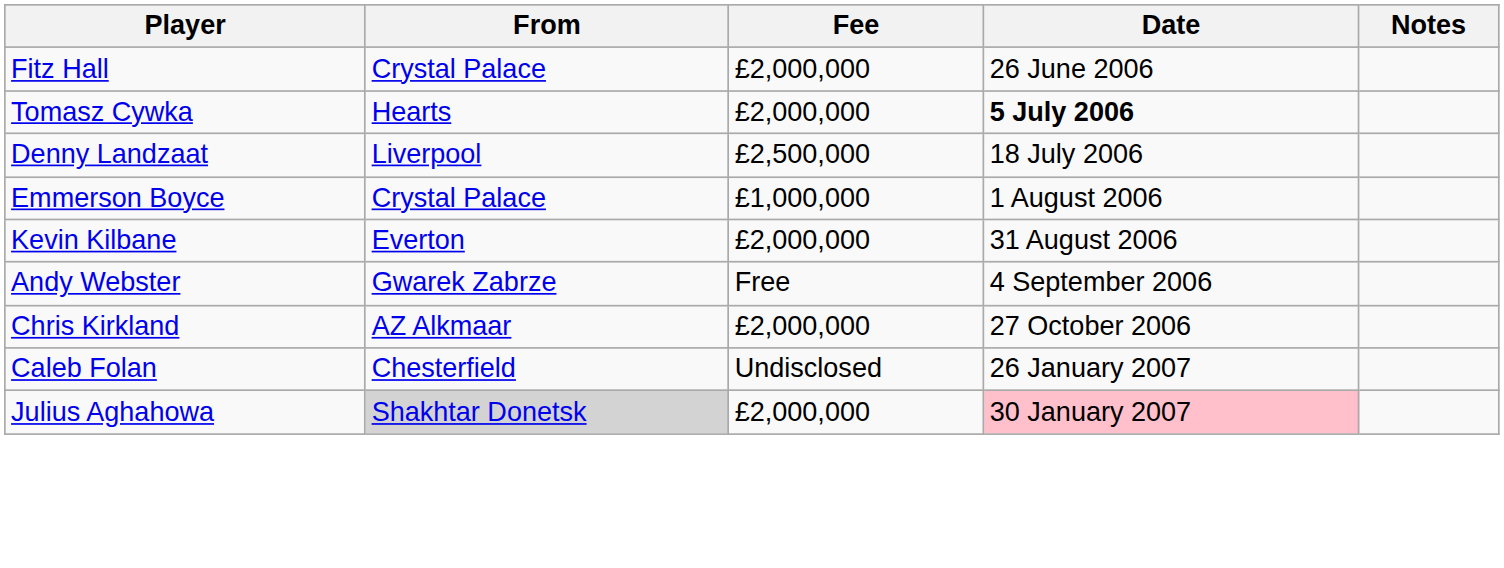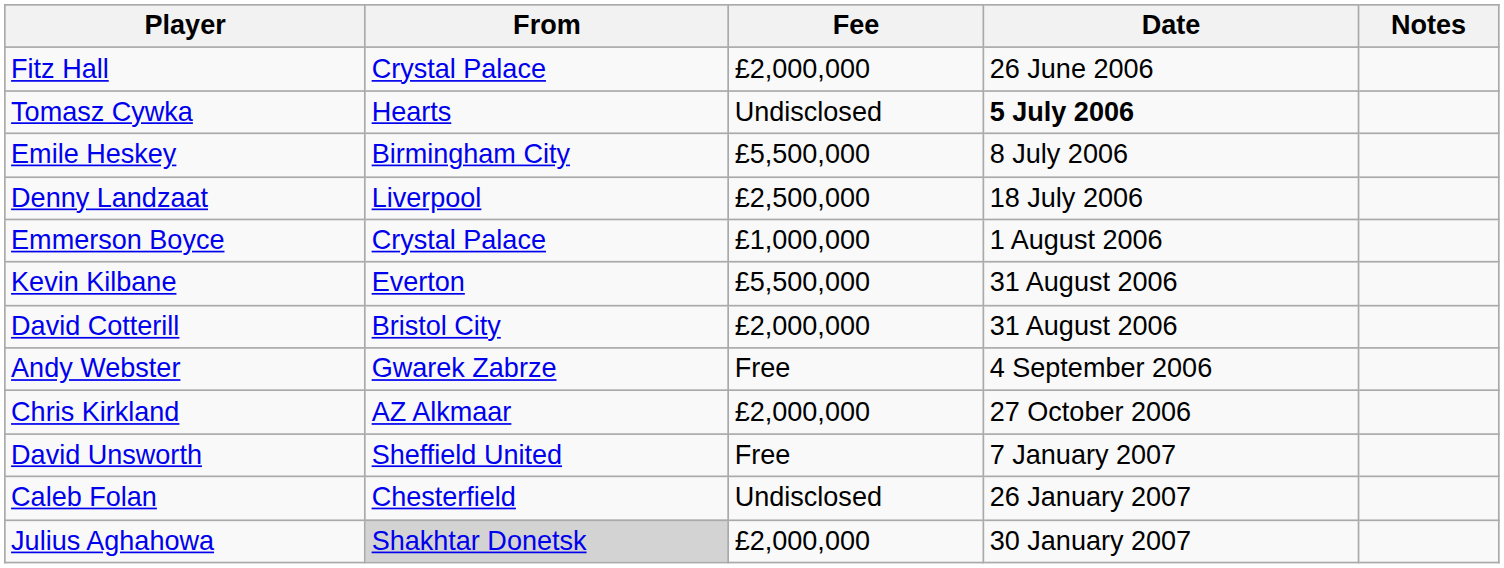(802, 111) £2,000,000 -> (808, 111) Undisclosed
+ row: (94, 154)
(802, 240) £2,000,000 -> (802, 283) £5,500,000
+ row: (95, 326)
+ row: (107, 454)
(1090, 411) pink background -> (1090, 540) no background
